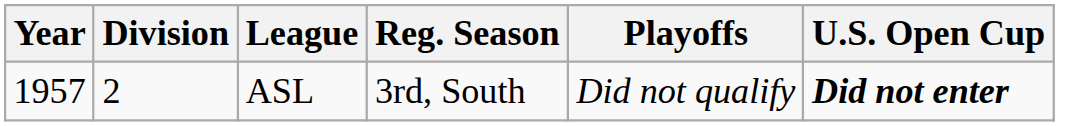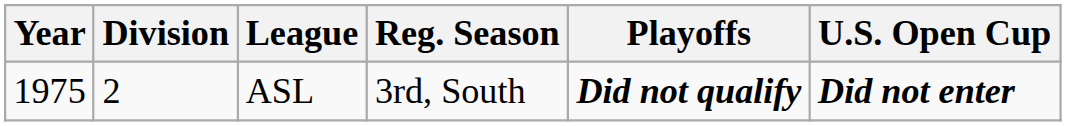(50, 90) 1957 -> (50, 90) 1975
(686, 90) normal -> (689, 90) bold
